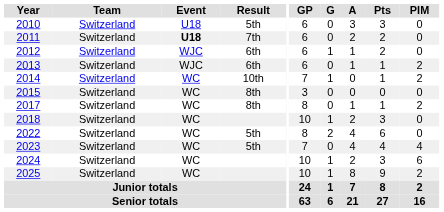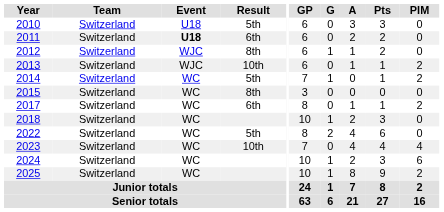(253, 38) 7th -> (253, 38) 6th
(253, 51) 6th -> (253, 51) 8th
(253, 65) 6th -> (253, 65) 10th
(253, 78) 10th -> (253, 78) 5th
(253, 106) 8th -> (253, 106) 6th
(253, 146) 5th -> (253, 146) 10th
